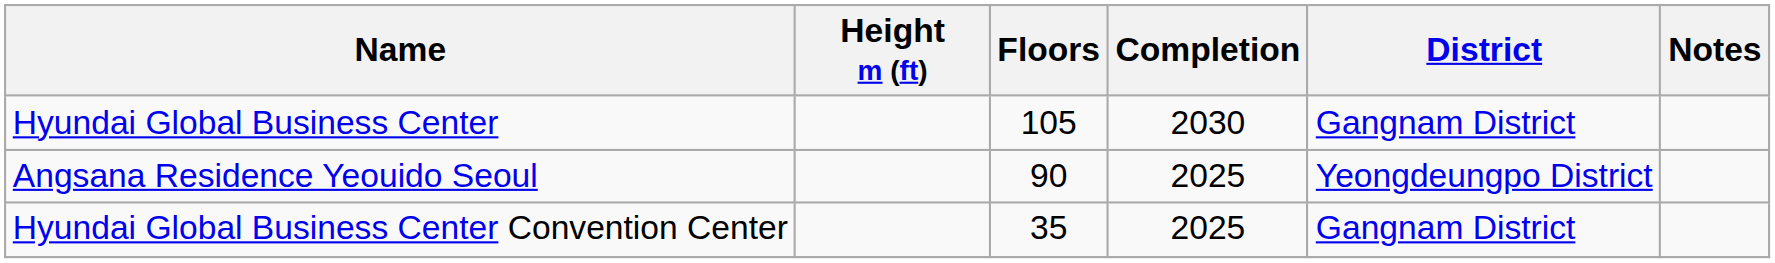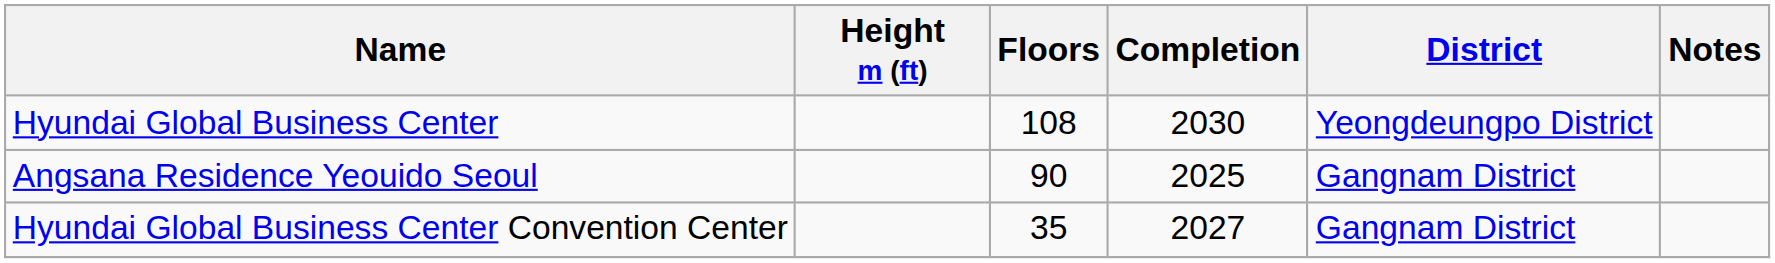(1049, 122) 105 -> (1049, 122) 108
(1446, 122) Gangnam District -> (1484, 122) Yeongdeungpo District
(1484, 175) Yeongdeungpo District -> (1446, 175) Gangnam District
(1208, 228) 2025 -> (1208, 228) 2027
